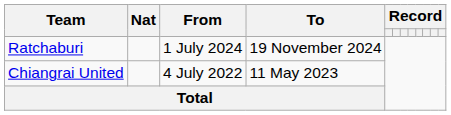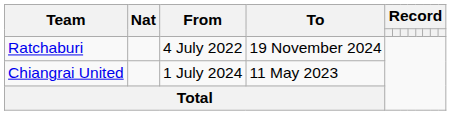(203, 48) 1 July 2024 -> (203, 48) 4 July 2022
(203, 73) 4 July 2022 -> (203, 73) 1 July 2024
